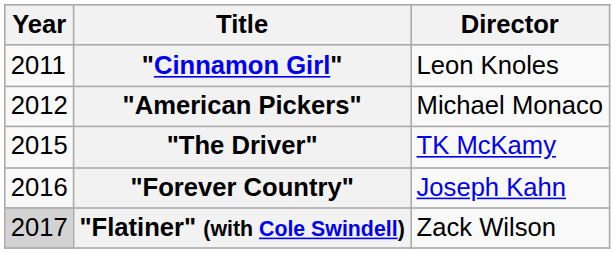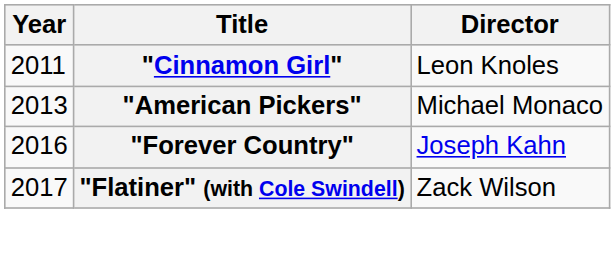(39, 106) 2012 -> (39, 106) 2013
- row: (242, 146)
(39, 227) lightgrey background -> (39, 187) no background
